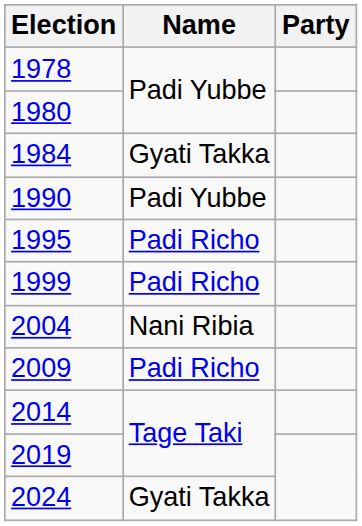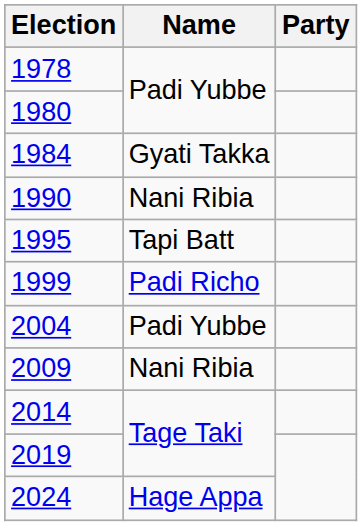(198, 197) Padi Yubbe -> (191, 197) Nani Ribia
(194, 240) Padi Richo -> (181, 240) Tapi Batt
(191, 326) Nani Ribia -> (198, 326) Padi Yubbe
(194, 369) Padi Richo -> (191, 369) Nani Ribia
(199, 497) Gyati Takka -> (196, 497) Hage Appa
